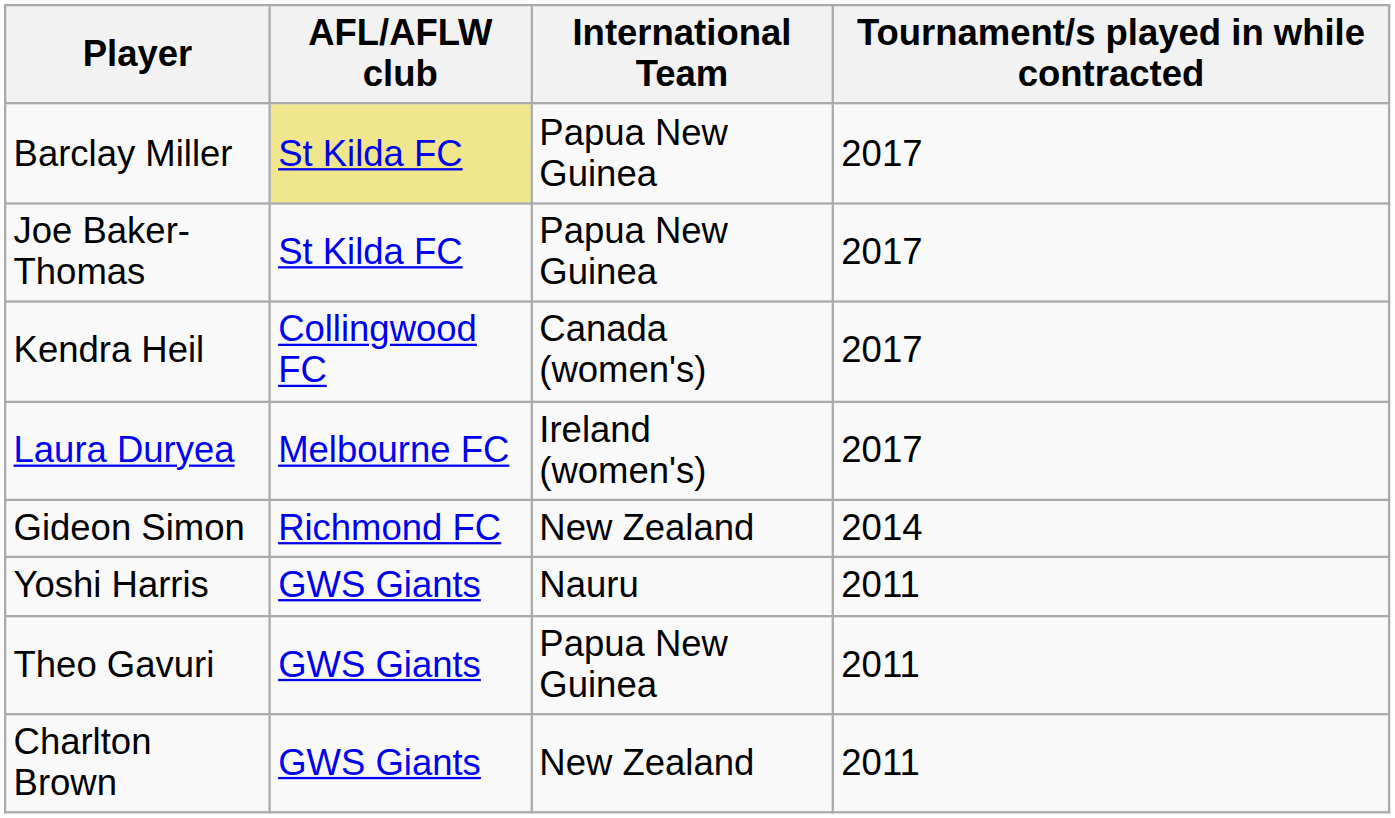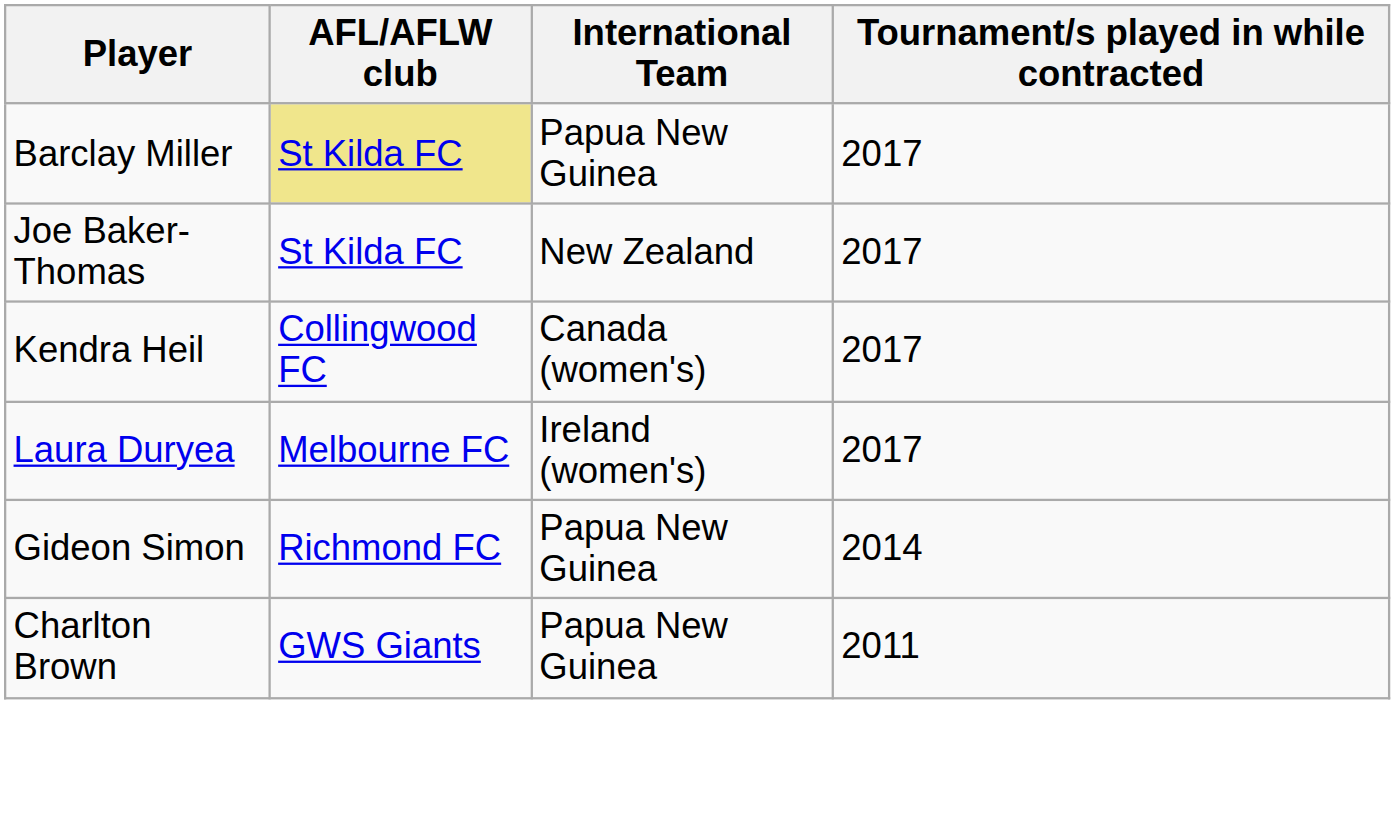(634, 251) Papua New Guinea -> (647, 251) New Zealand
(647, 527) New Zealand -> (634, 548) Papua New Guinea
- row: (111, 585)
- row: (114, 664)
(647, 763) New Zealand -> (634, 647) Papua New Guinea
